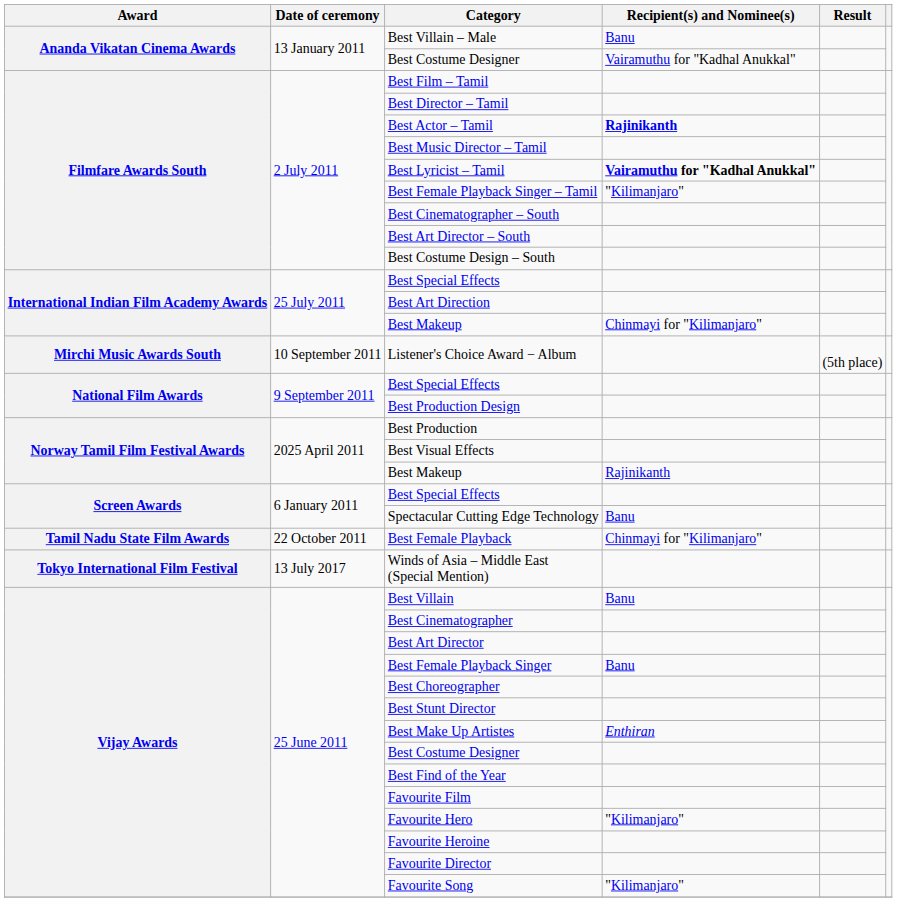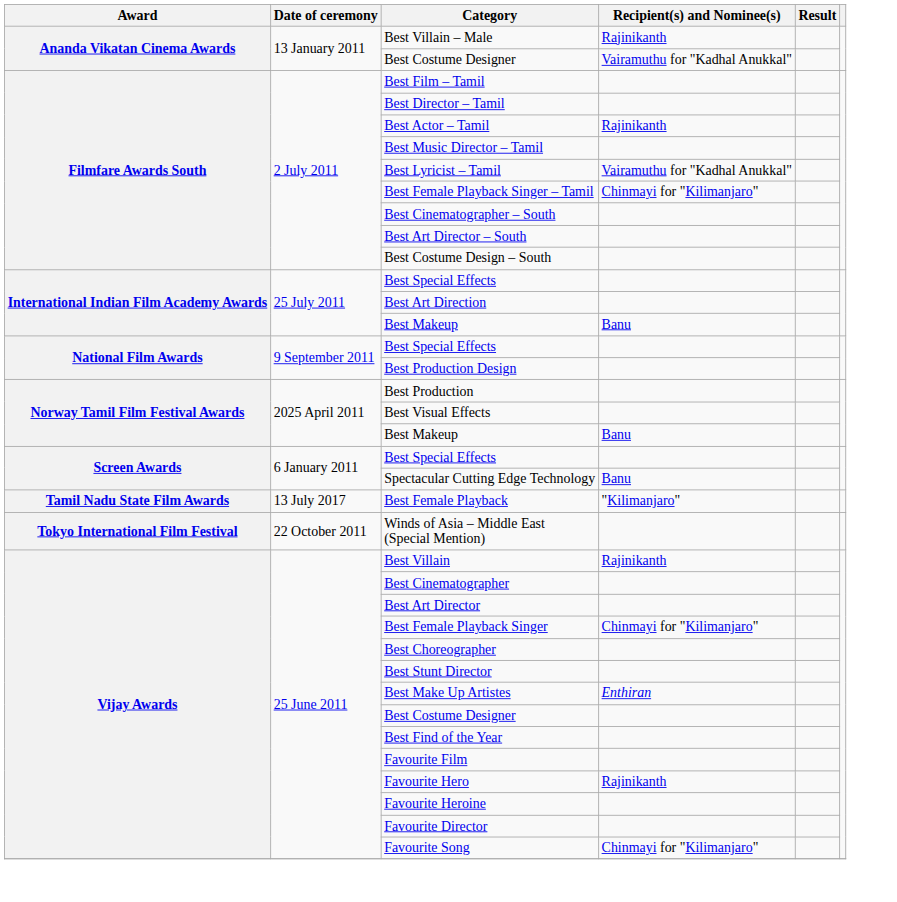(620, 37) Banu -> (634, 37) Rajinikanth
(641, 125) bold -> (634, 125) normal
(711, 170) bold -> (697, 170) normal
(645, 192) "Kilimanjaro" -> (680, 192) Chinmayi for "Kilimanjaro"
(684, 324) Chinmayi for "Kilimanjaro" -> (616, 324) Banu
- row: (137, 354)
(638, 472) Rajinikanth -> (616, 434) Banu
(320, 538) 22 October 2011 -> (310, 501) 13 July 2017
(684, 538) Chinmayi for "Kilimanjaro" -> (641, 501) "Kilimanjaro"
(310, 568) 13 July 2017 -> (320, 531) 22 October 2011
(620, 598) Banu -> (634, 561) Rajinikanth
(620, 664) Banu -> (680, 627) Chinmayi for "Kilimanjaro"
(645, 819) "Kilimanjaro" -> (634, 781) Rajinikanth
(645, 885) "Kilimanjaro" -> (680, 848) Chinmayi for "Kilimanjaro"
